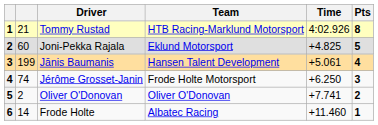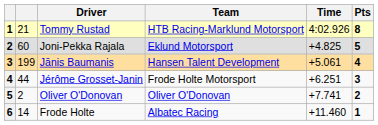(23, 79) 74 -> (23, 79) 44
(325, 79) +6.250 -> (325, 79) +6.251
